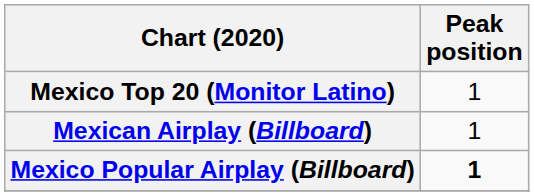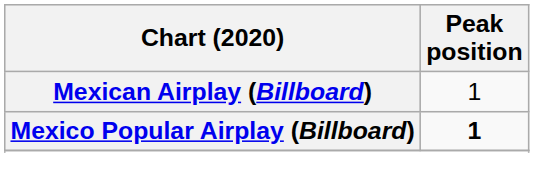- row: (213, 91)
